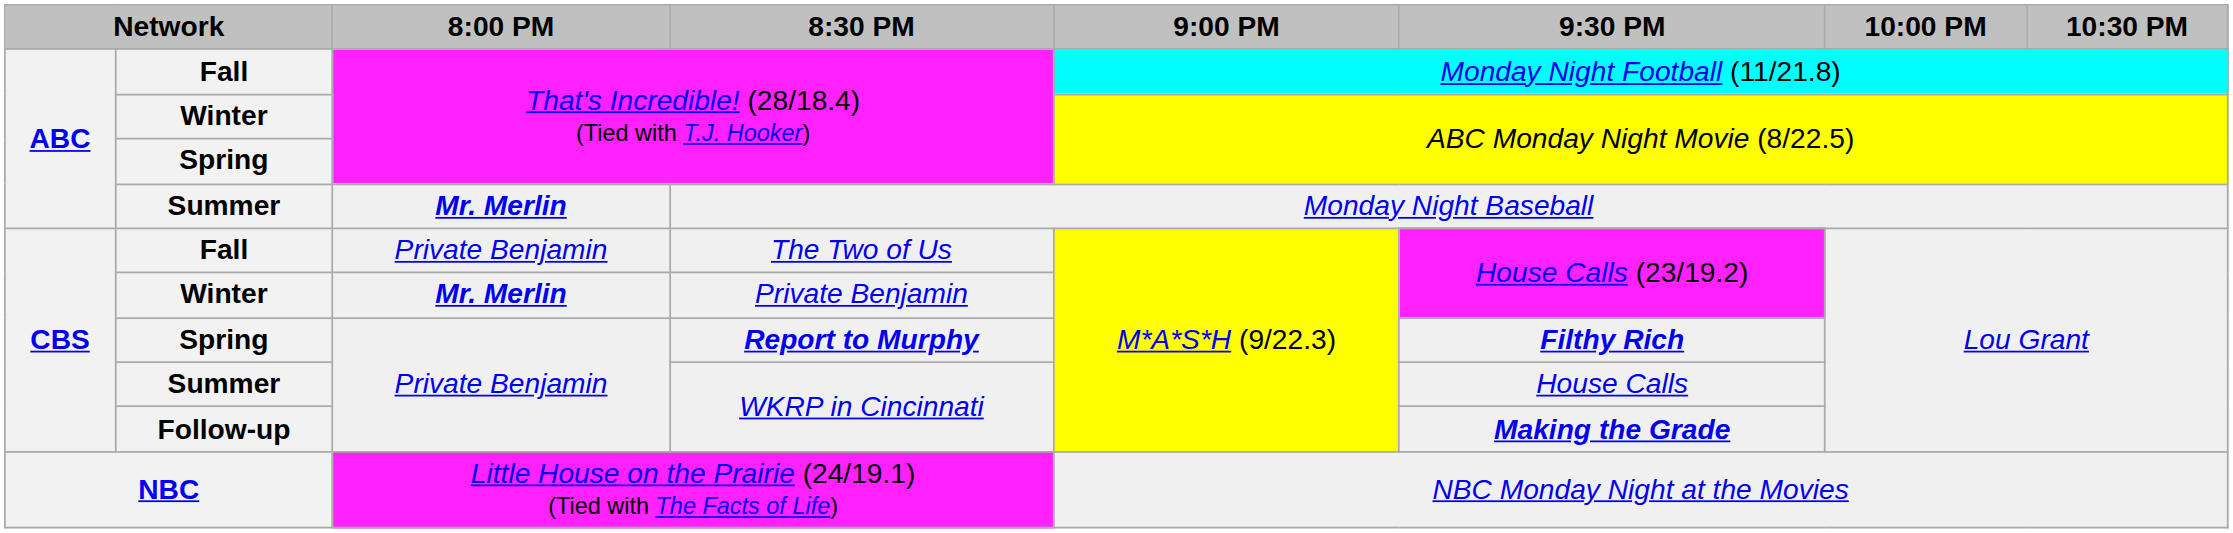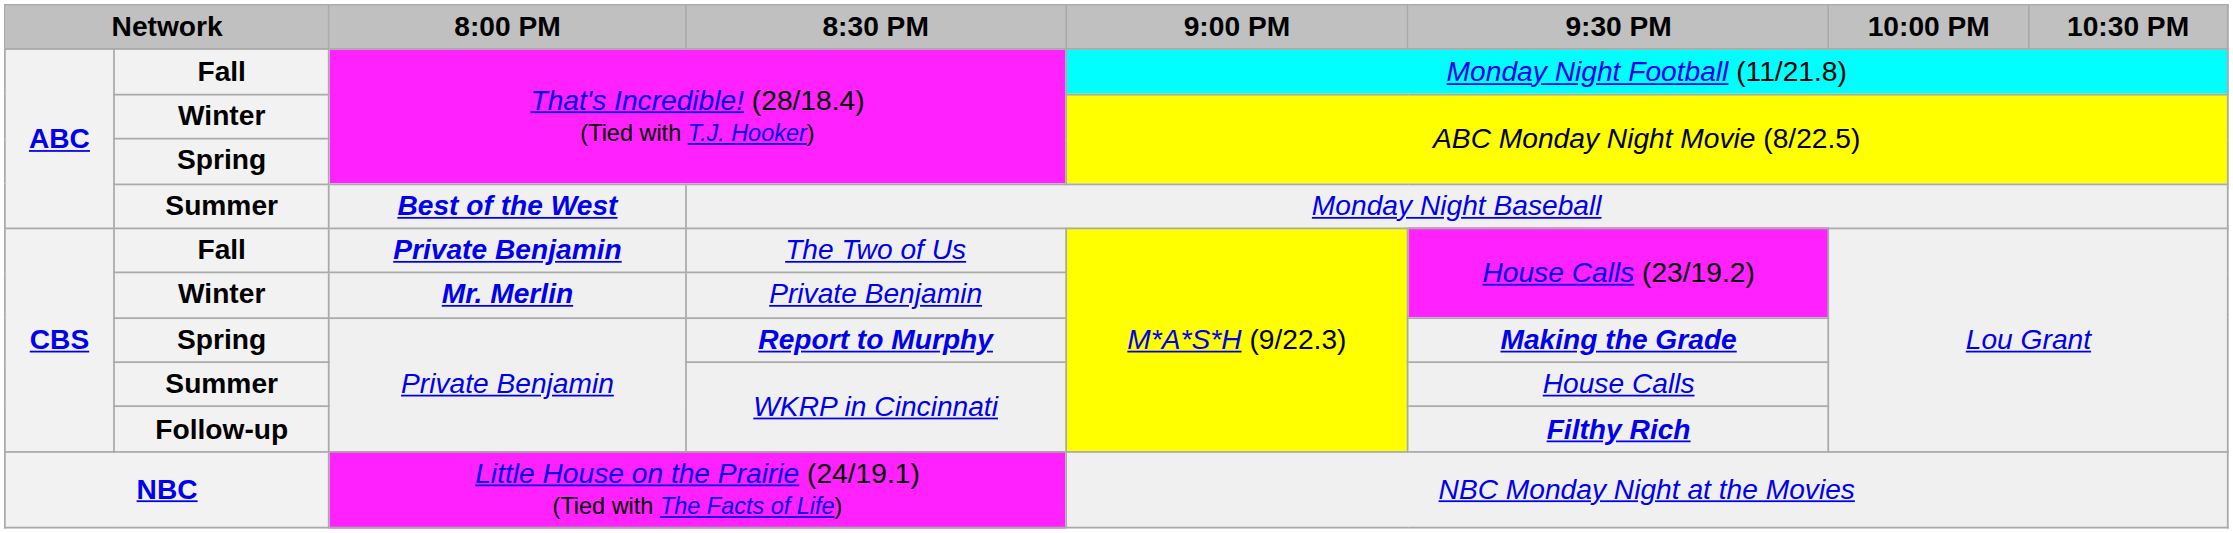(501, 205) Mr. Merlin -> (507, 205) Best of the West
(501, 250) normal -> (507, 250) bold
(1612, 339) Filthy Rich -> (1619, 339) Making the Grade
(1612, 428) Making the Grade -> (1619, 428) Filthy Rich
